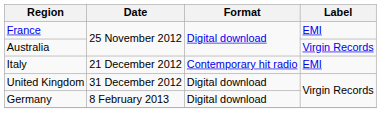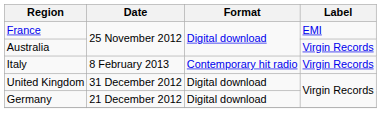(136, 64) 21 December 2012 -> (129, 64) 8 February 2013
(312, 64) EMI -> (338, 64) Virgin Records
(129, 99) 8 February 2013 -> (136, 99) 21 December 2012
